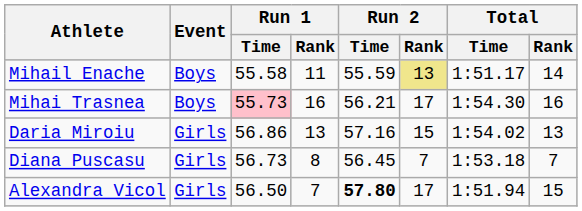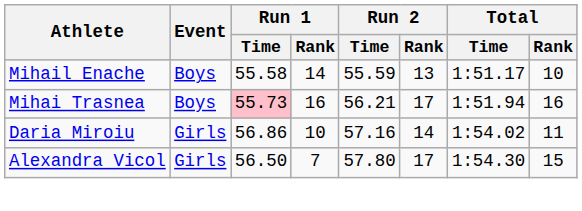(315, 74) 11 -> (315, 74) 14
(424, 74) khaki background -> (424, 74) no background
(553, 74) 14 -> (553, 74) 10
(489, 104) 1:54.30 -> (489, 104) 1:51.94
(315, 133) 13 -> (315, 133) 10
(424, 133) 15 -> (424, 133) 14
(553, 133) 13 -> (553, 133) 11
- row: (77, 162)
(370, 191) bold -> (370, 162) normal
(489, 191) 1:51.94 -> (489, 162) 1:54.30
